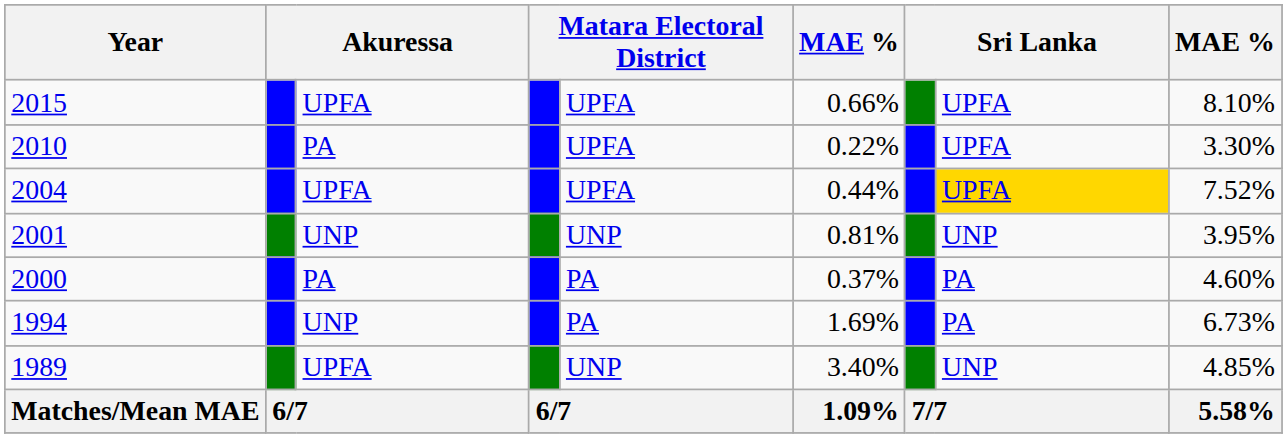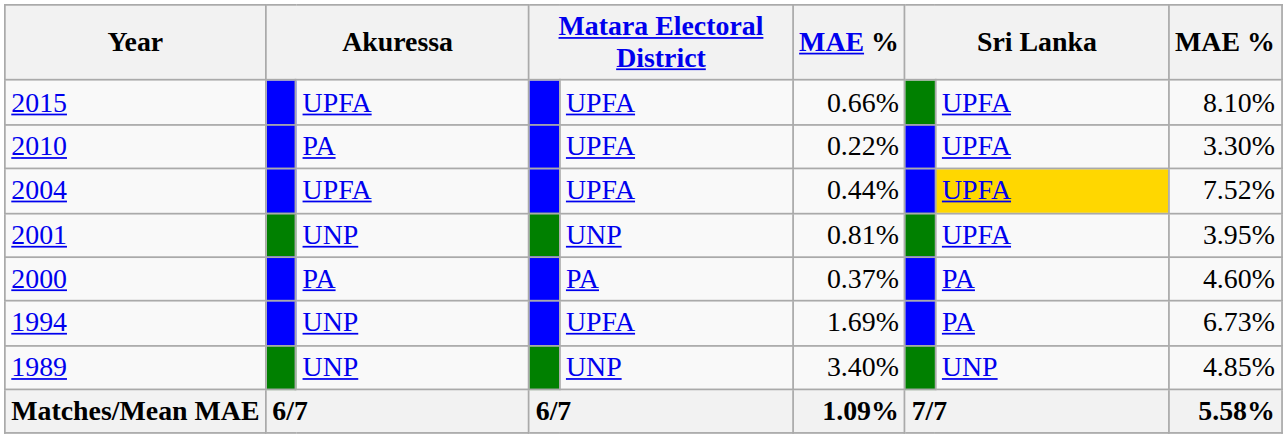(970, 234) UNP -> (976, 234) UPFA
(582, 322) PA -> (600, 322) UPFA
(337, 366) UPFA -> (330, 366) UNP
